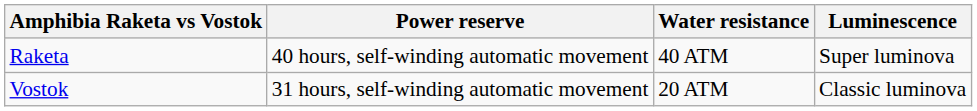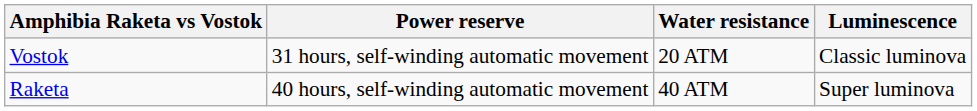rows swapped: (39, 55) <-> (39, 88)
